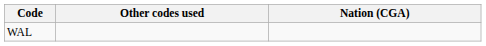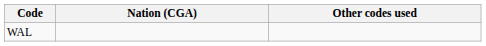columns swapped: (375, 13) <-> (162, 13)
